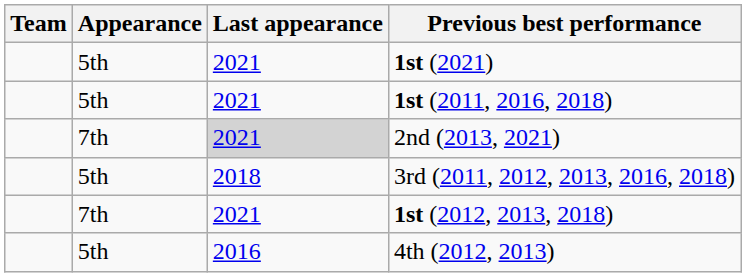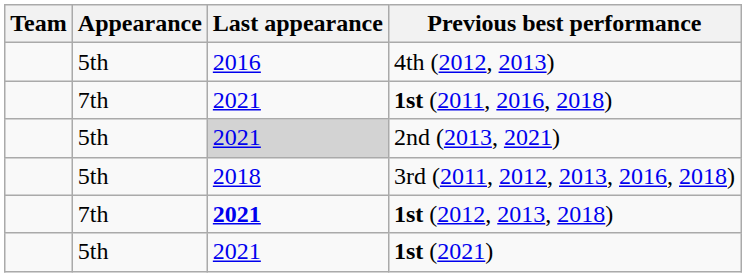rows swapped: (474, 251) <-> (444, 61)
(93, 99) 5th -> (93, 99) 7th
(93, 137) 7th -> (93, 137) 5th
(237, 213) normal -> (237, 213) bold
